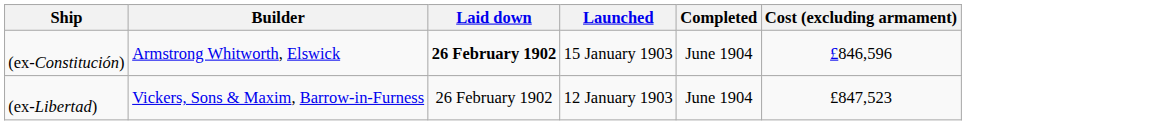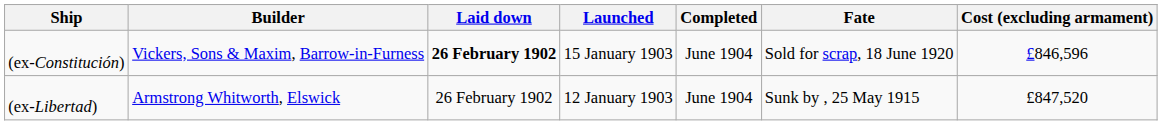+ column: (859, 17)
(236, 52) Armstrong Whitworth, Elswick -> (278, 52) Vickers, Sons & Maxim, Barrow-in-Furness
(278, 97) Vickers, Sons & Maxim, Barrow-in-Furness -> (236, 97) Armstrong Whitworth, Elswick
(861, 97) £847,523 -> (1057, 97) £847,520
